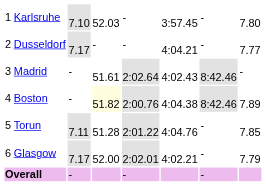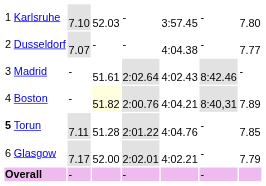(79, 50) 7.17 -> (79, 50) 7.07
(180, 50) 4:04.21 -> (180, 50) 4:04.38
(180, 105) 4:04.38 -> (180, 105) 4:04.21
(219, 105) 8:42.46 -> (219, 105) 8:40,31
(8, 126) normal -> (8, 126) bold
